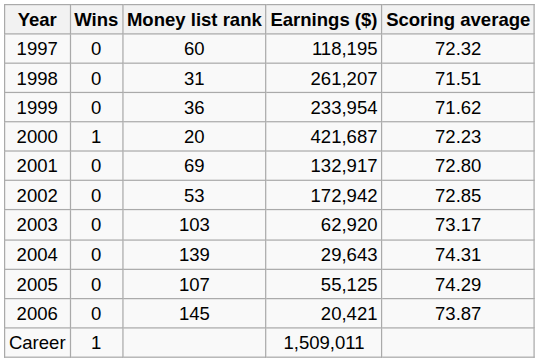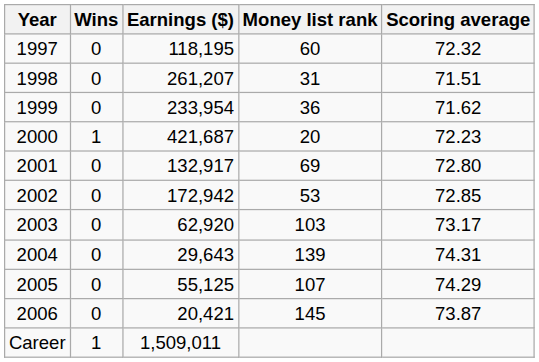columns swapped: (324, 19) <-> (194, 19)
